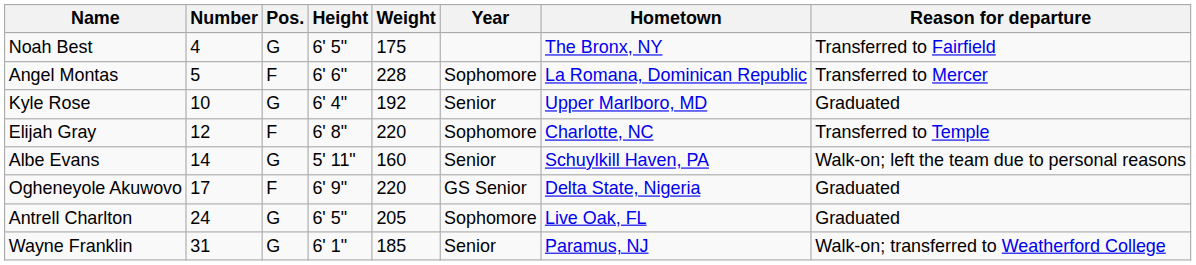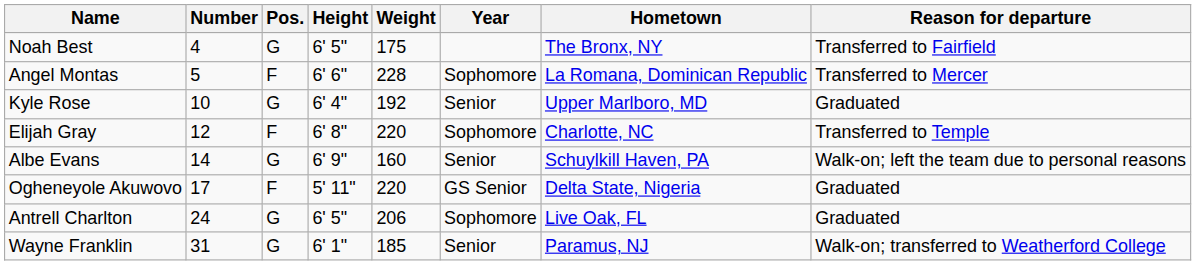(334, 160) 5' 11" -> (330, 160) 6' 9"
(330, 189) 6' 9" -> (334, 189) 5' 11"
(391, 217) 205 -> (391, 217) 206
